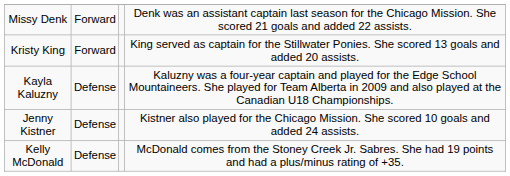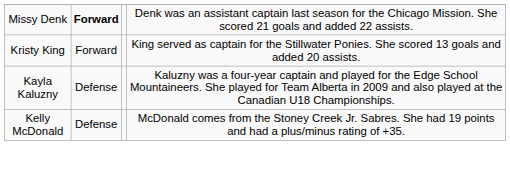(95, 19) normal -> (96, 19) bold
- row: (38, 125)
